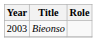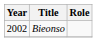(17, 28) 2003 -> (17, 28) 2002
